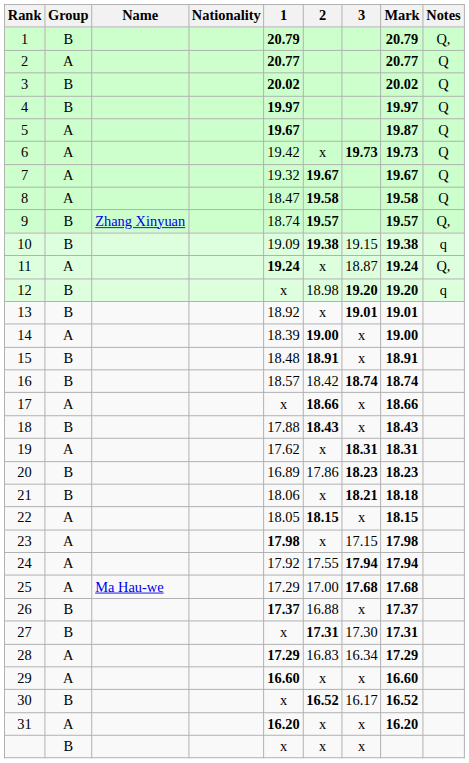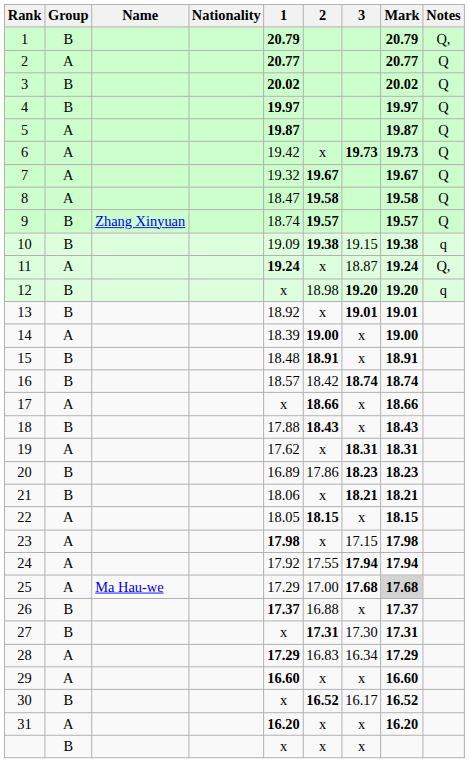(283, 130) 19.67 -> (283, 130) 19.87
(443, 221) Q, -> (443, 221) Q
(402, 495) 18.18 -> (402, 495) 18.21
(402, 586) no background -> (402, 586) lightgrey background
